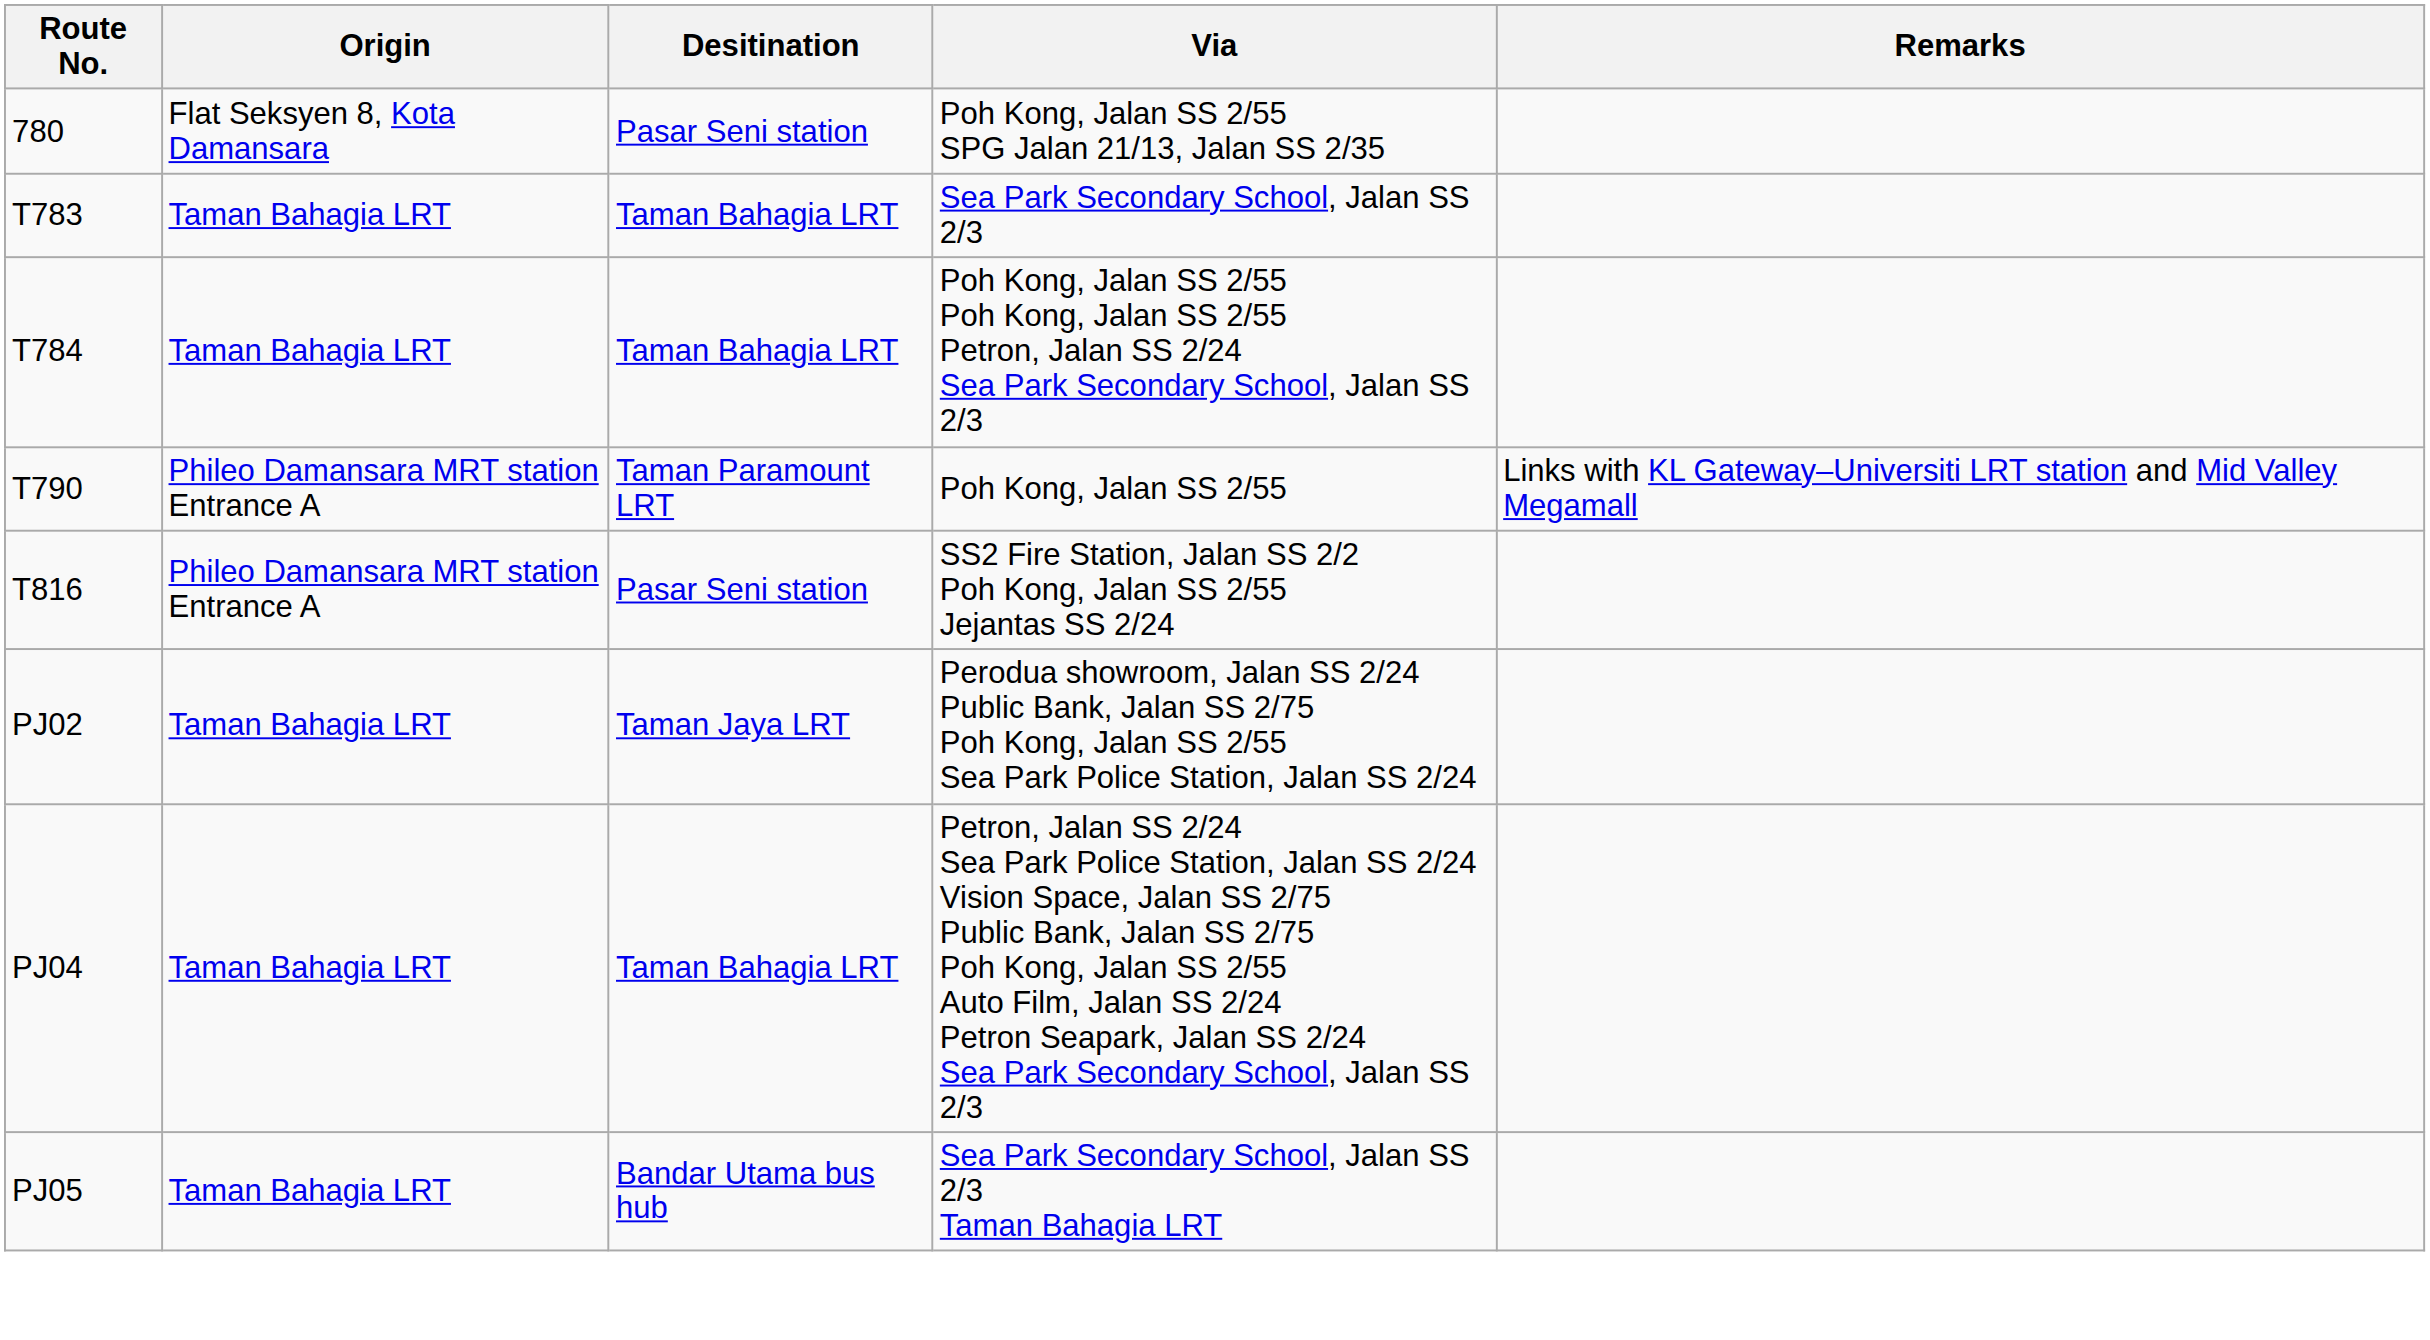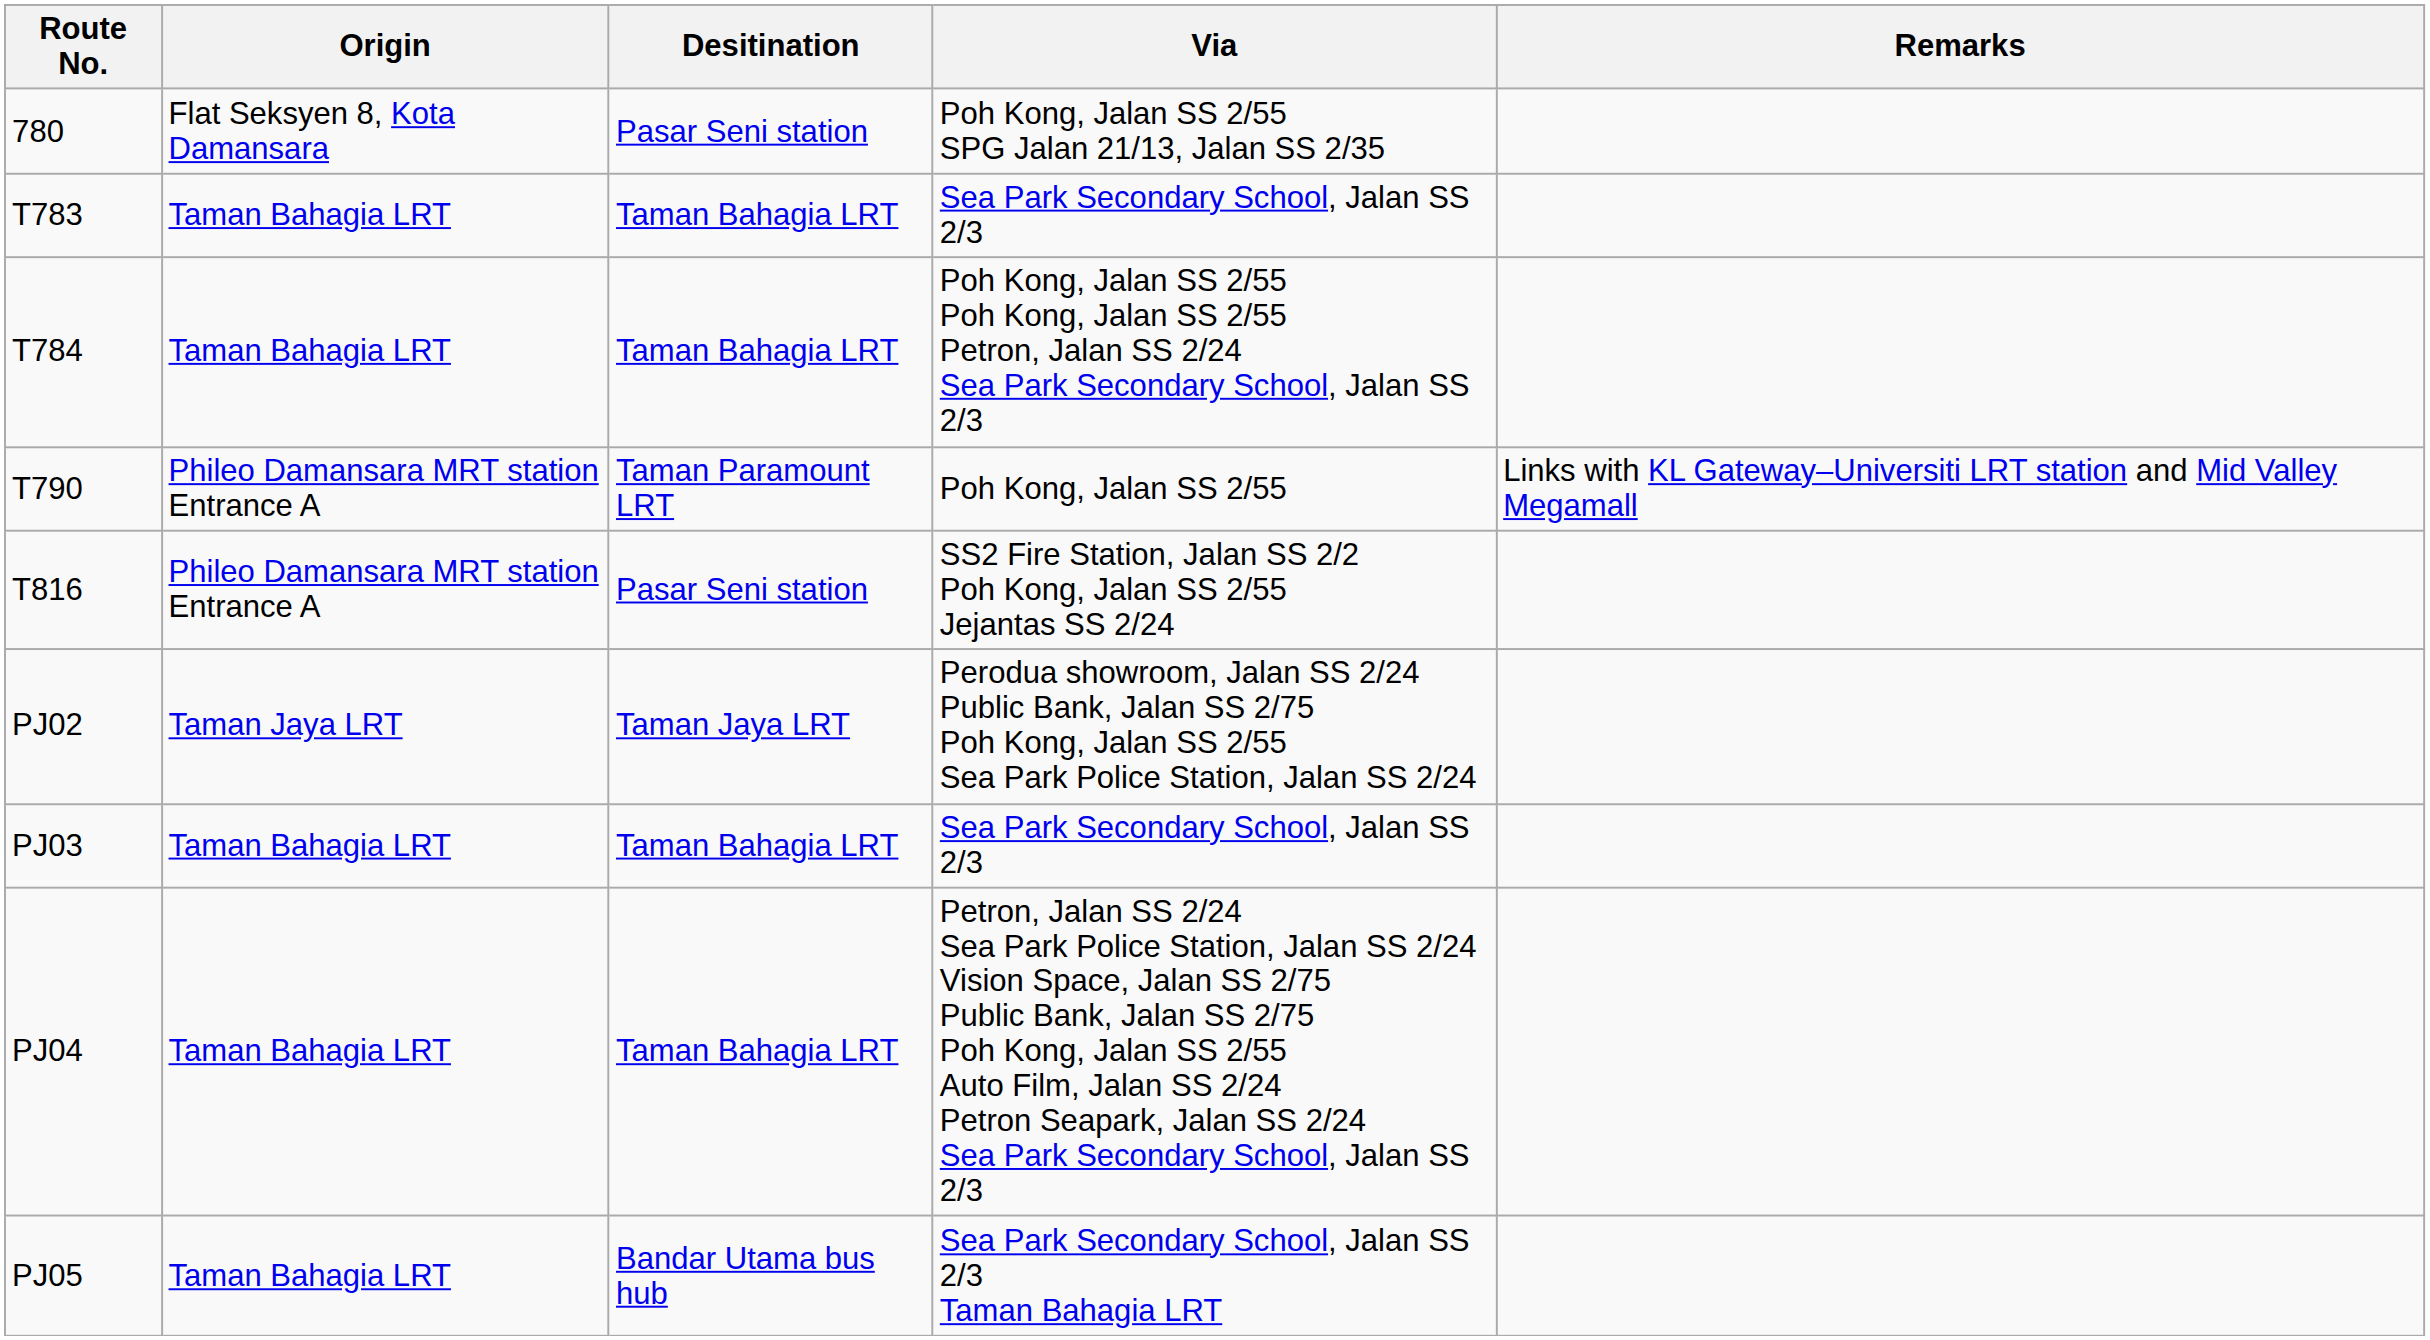(310, 726) Taman Bahagia LRT -> (286, 726) Taman Jaya LRT
+ row: (47, 845)
